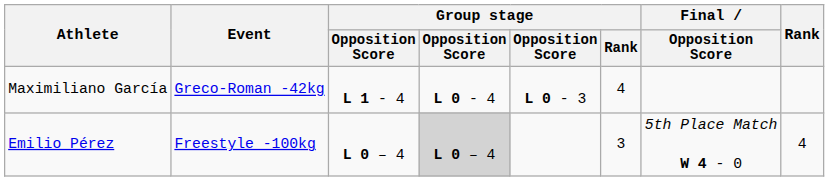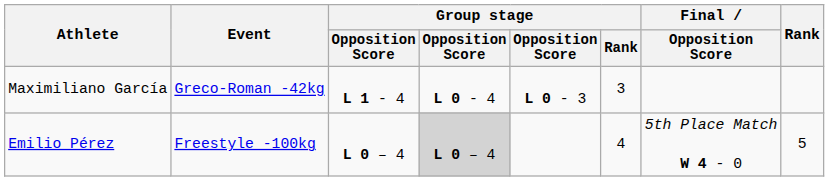(621, 89) 4 -> (621, 89) 3
(621, 144) 3 -> (621, 144) 4
(802, 144) 4 -> (802, 144) 5
